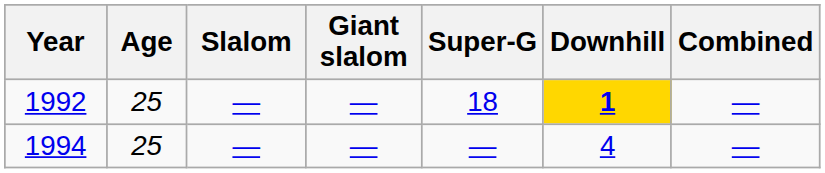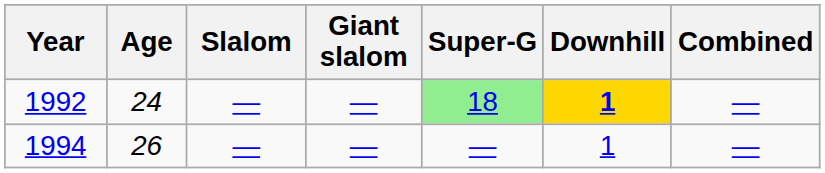(147, 101) 25 -> (147, 101) 24
(483, 101) no background -> (483, 101) lightgreen background
(147, 145) 25 -> (147, 145) 26
(608, 145) 4 -> (608, 145) 1
